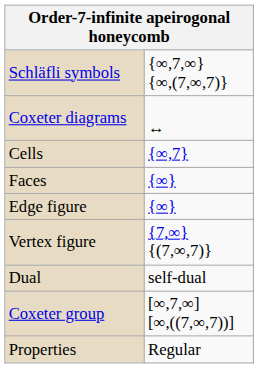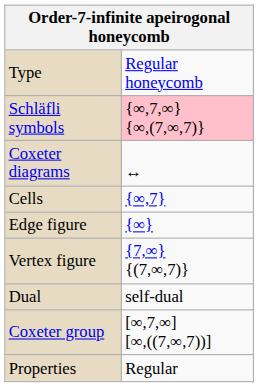+ row: (25, 72)
(188, 72) no background -> (165, 117) pink background
- row: (28, 180)
